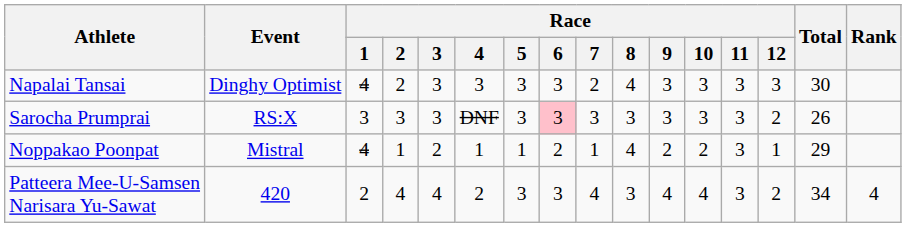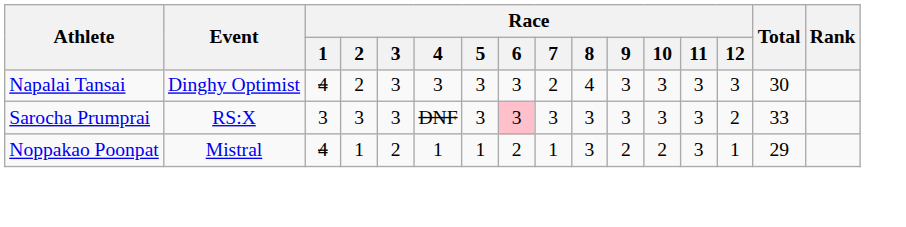(820, 117) 26 -> (779, 117) 33
(631, 150) 4 -> (589, 150) 3
- row: (105, 194)
